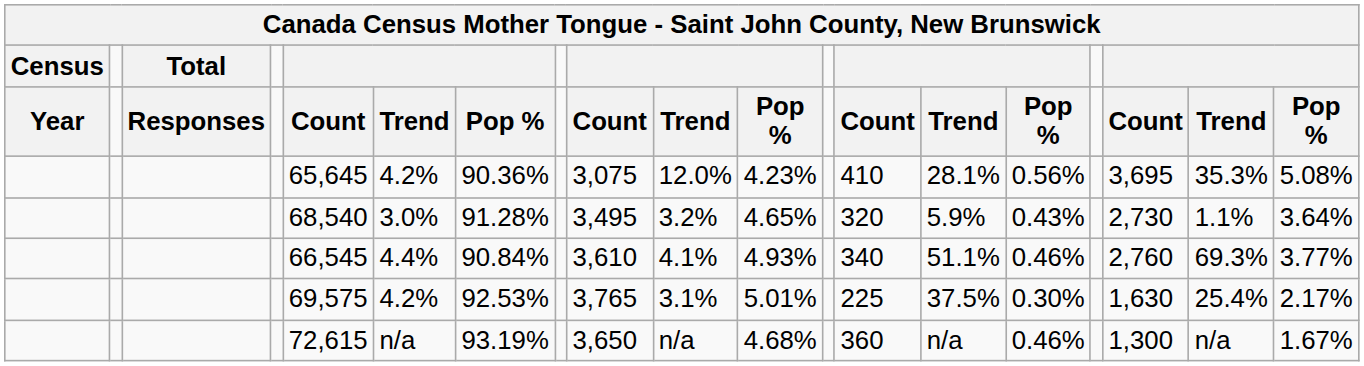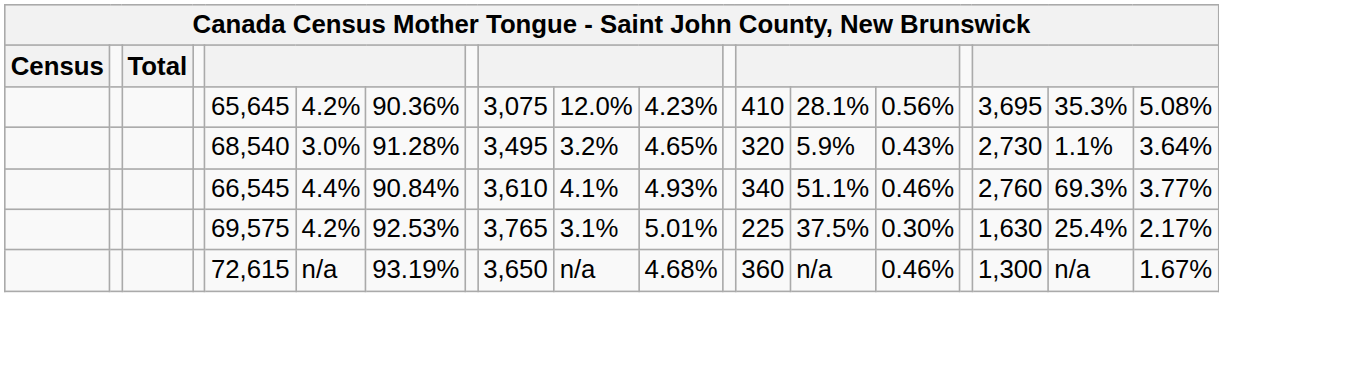- row: (57, 121)
